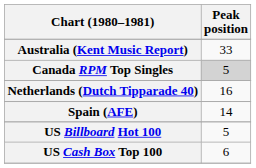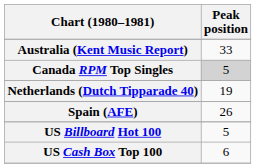(226, 91) 16 -> (226, 91) 19
(226, 111) 14 -> (226, 111) 26
